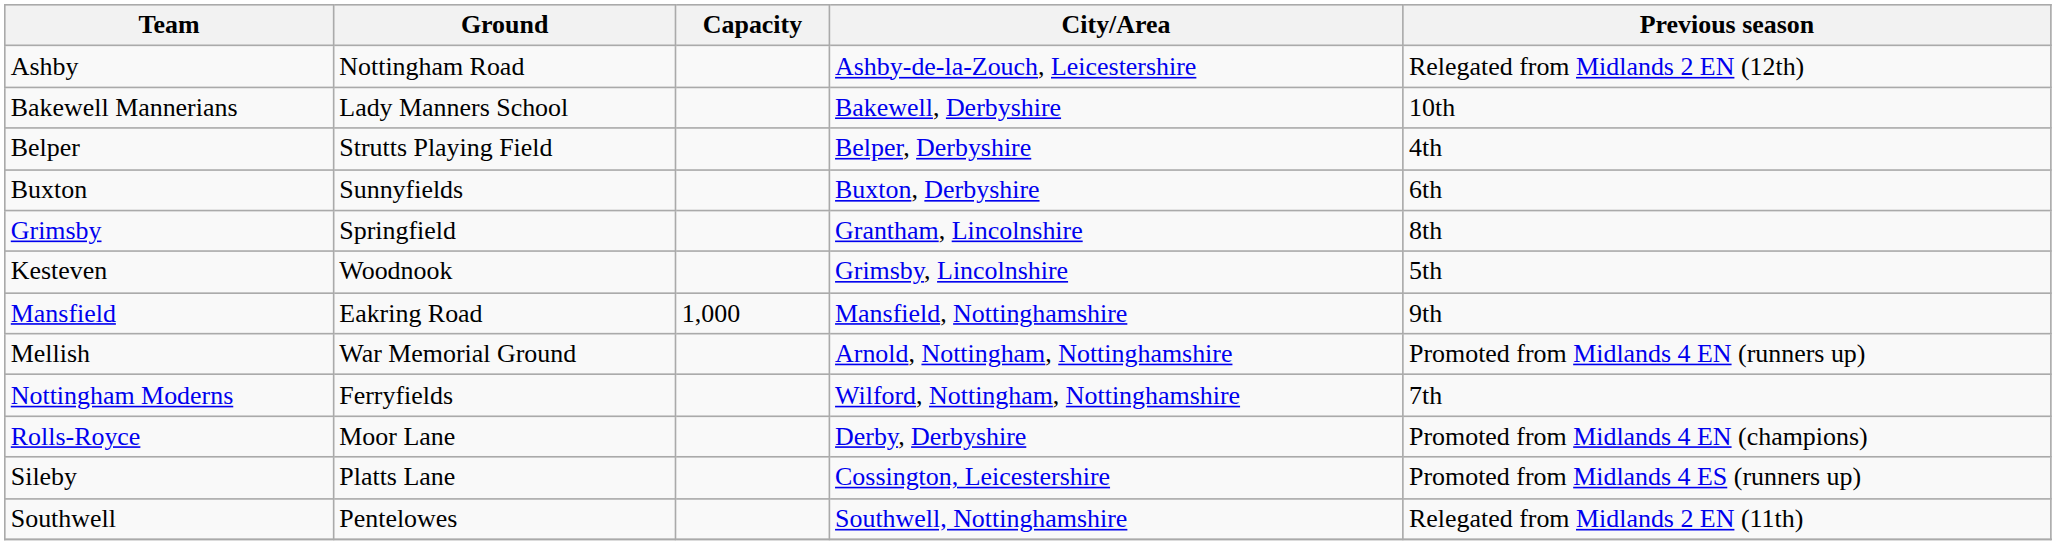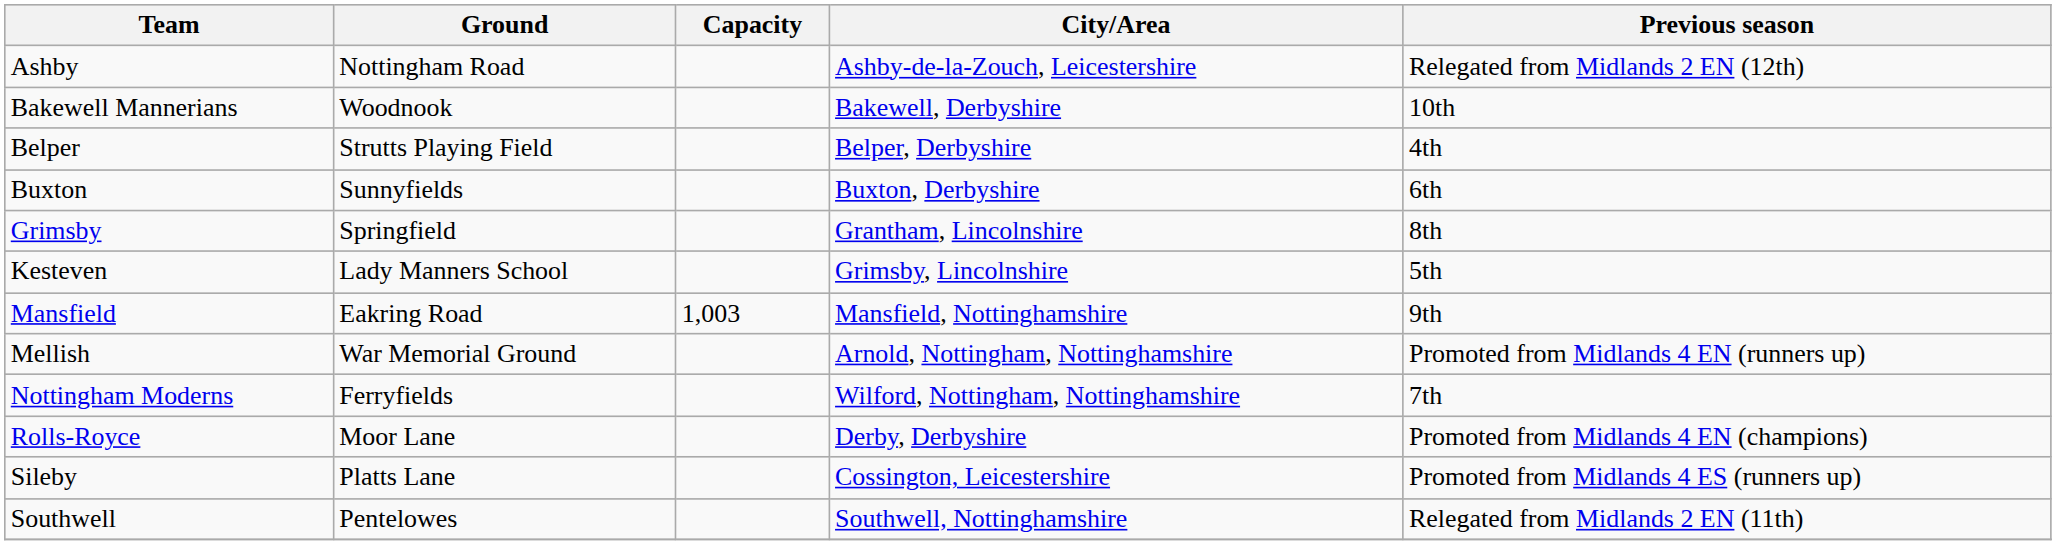(454, 107) Lady Manners School -> (396, 107) Woodnook
(396, 271) Woodnook -> (454, 271) Lady Manners School
(711, 312) 1,000 -> (711, 312) 1,003
